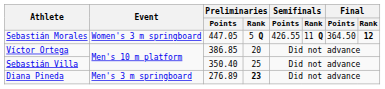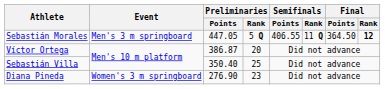(146, 37) Women's 3 m springboard -> (142, 37) Men's 3 m springboard
(286, 37) 426.55 -> (286, 37) 406.55
(223, 50) 386.85 -> (223, 50) 386.87
(142, 77) Men's 3 m springboard -> (146, 77) Women's 3 m springboard
(223, 77) 276.89 -> (223, 77) 276.90
(256, 77) bold -> (256, 77) normal
